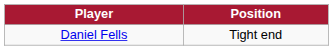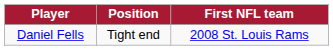+ column: (249, 14)
